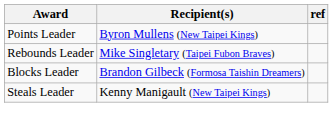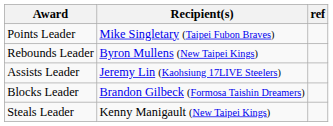(179, 33) Byron Mullens (New Taipei Kings) -> (187, 33) Mike Singletary (Taipei Fubon Braves)
(187, 53) Mike Singletary (Taipei Fubon Braves) -> (179, 53) Byron Mullens (New Taipei Kings)
+ row: (43, 72)
